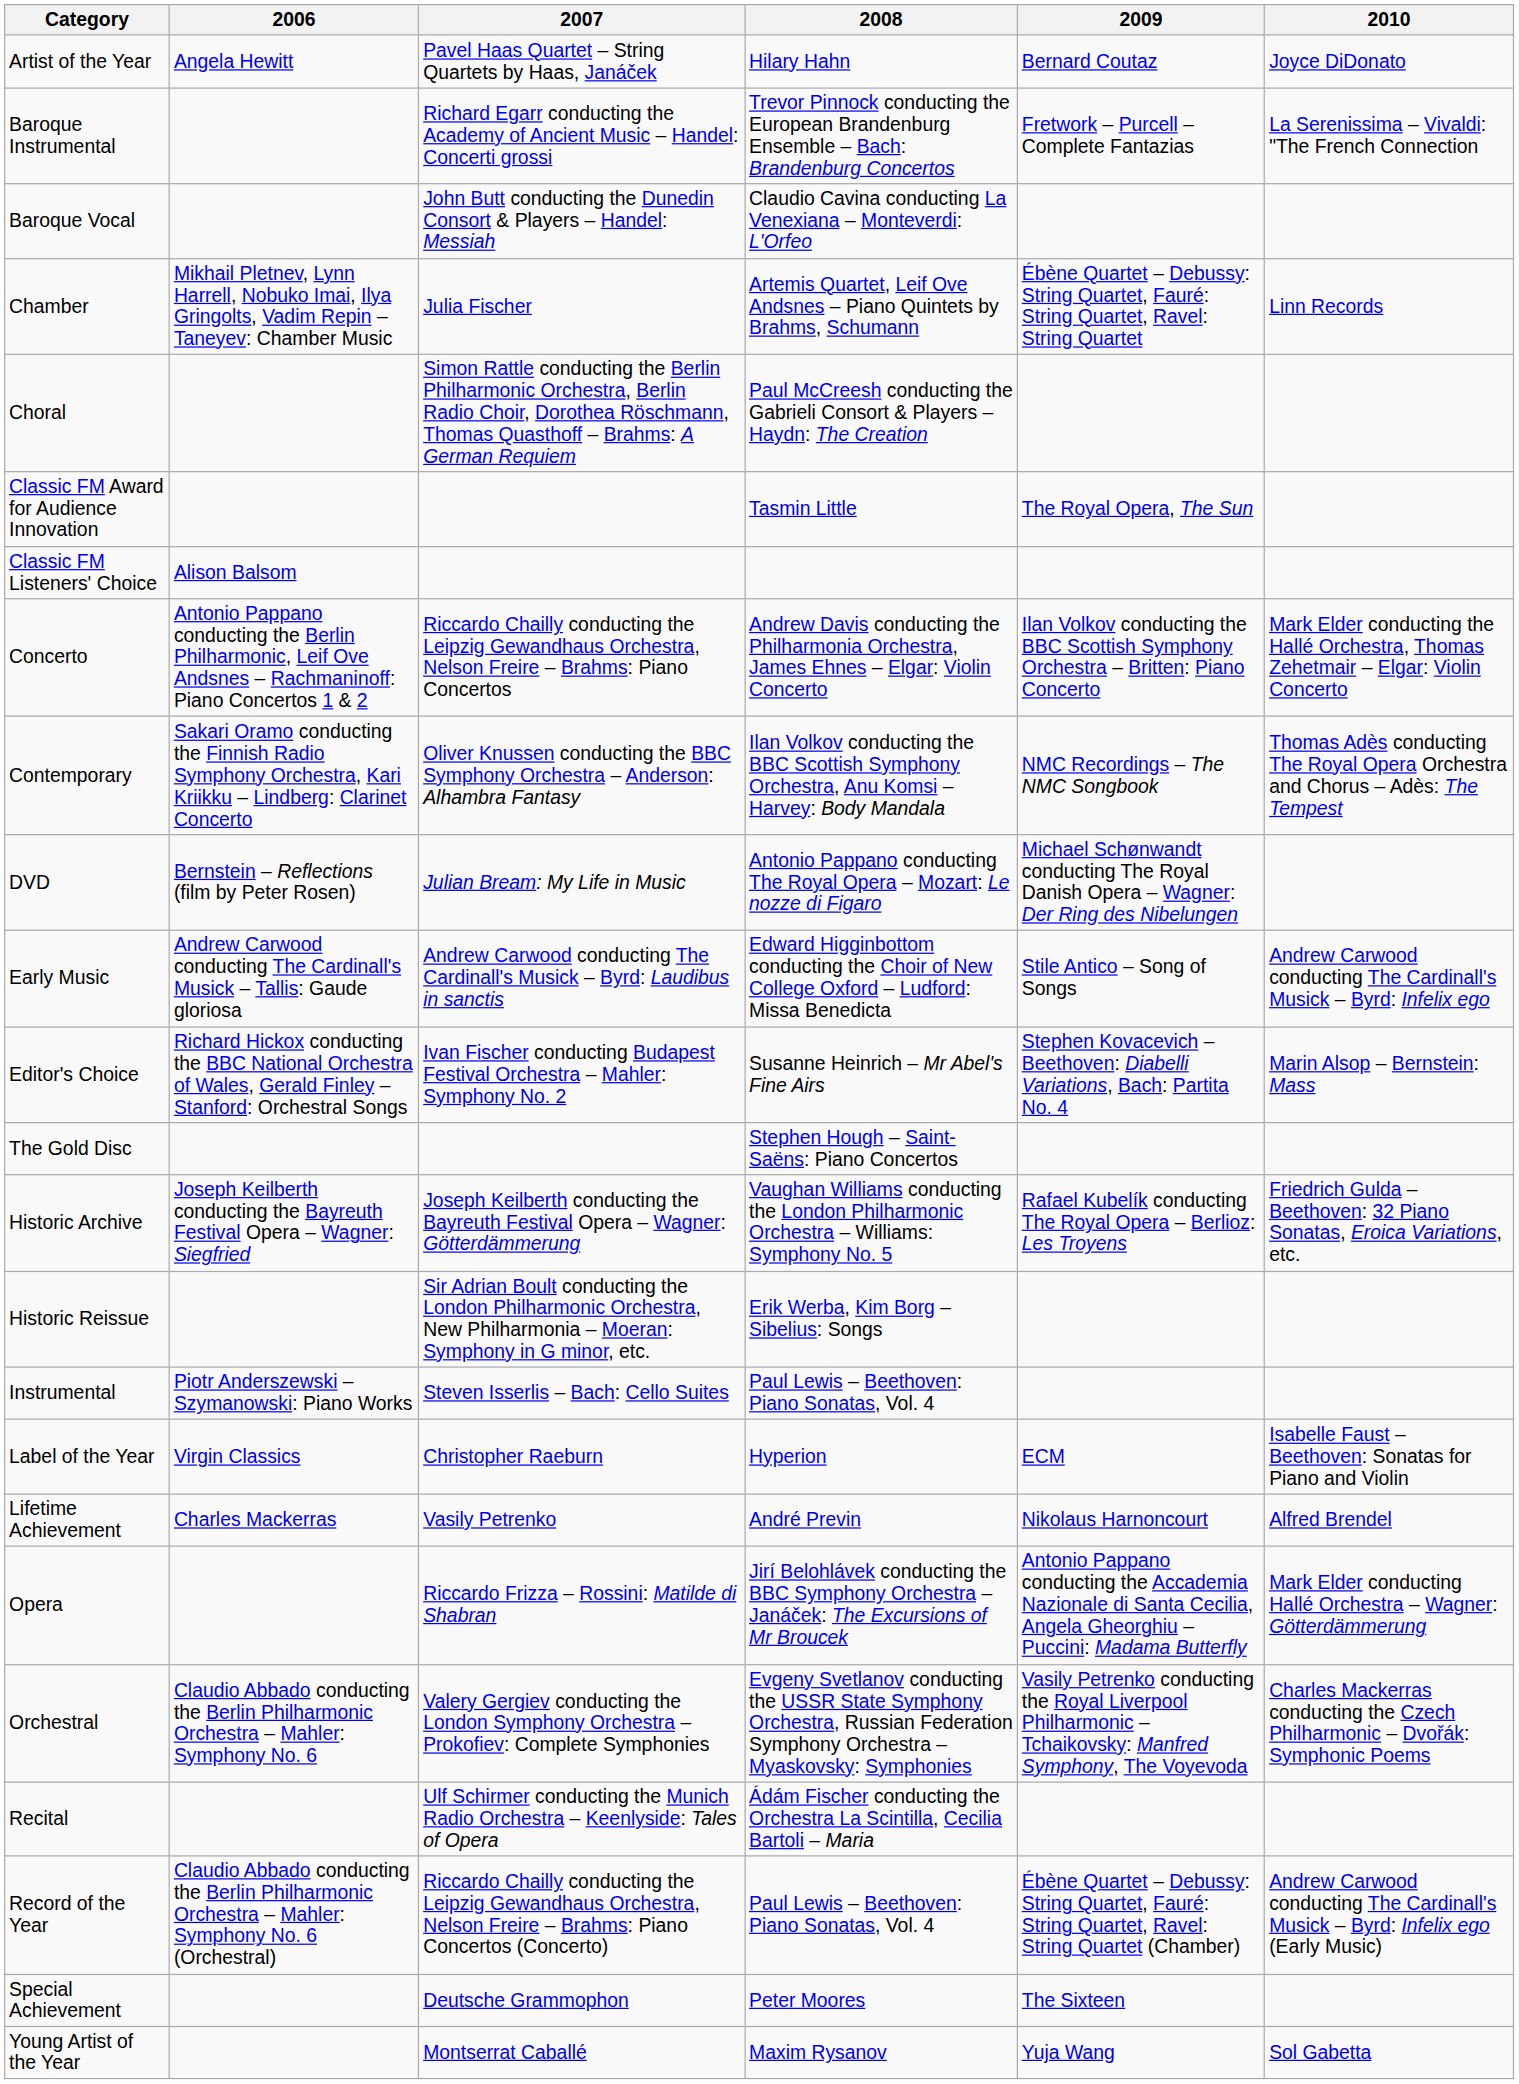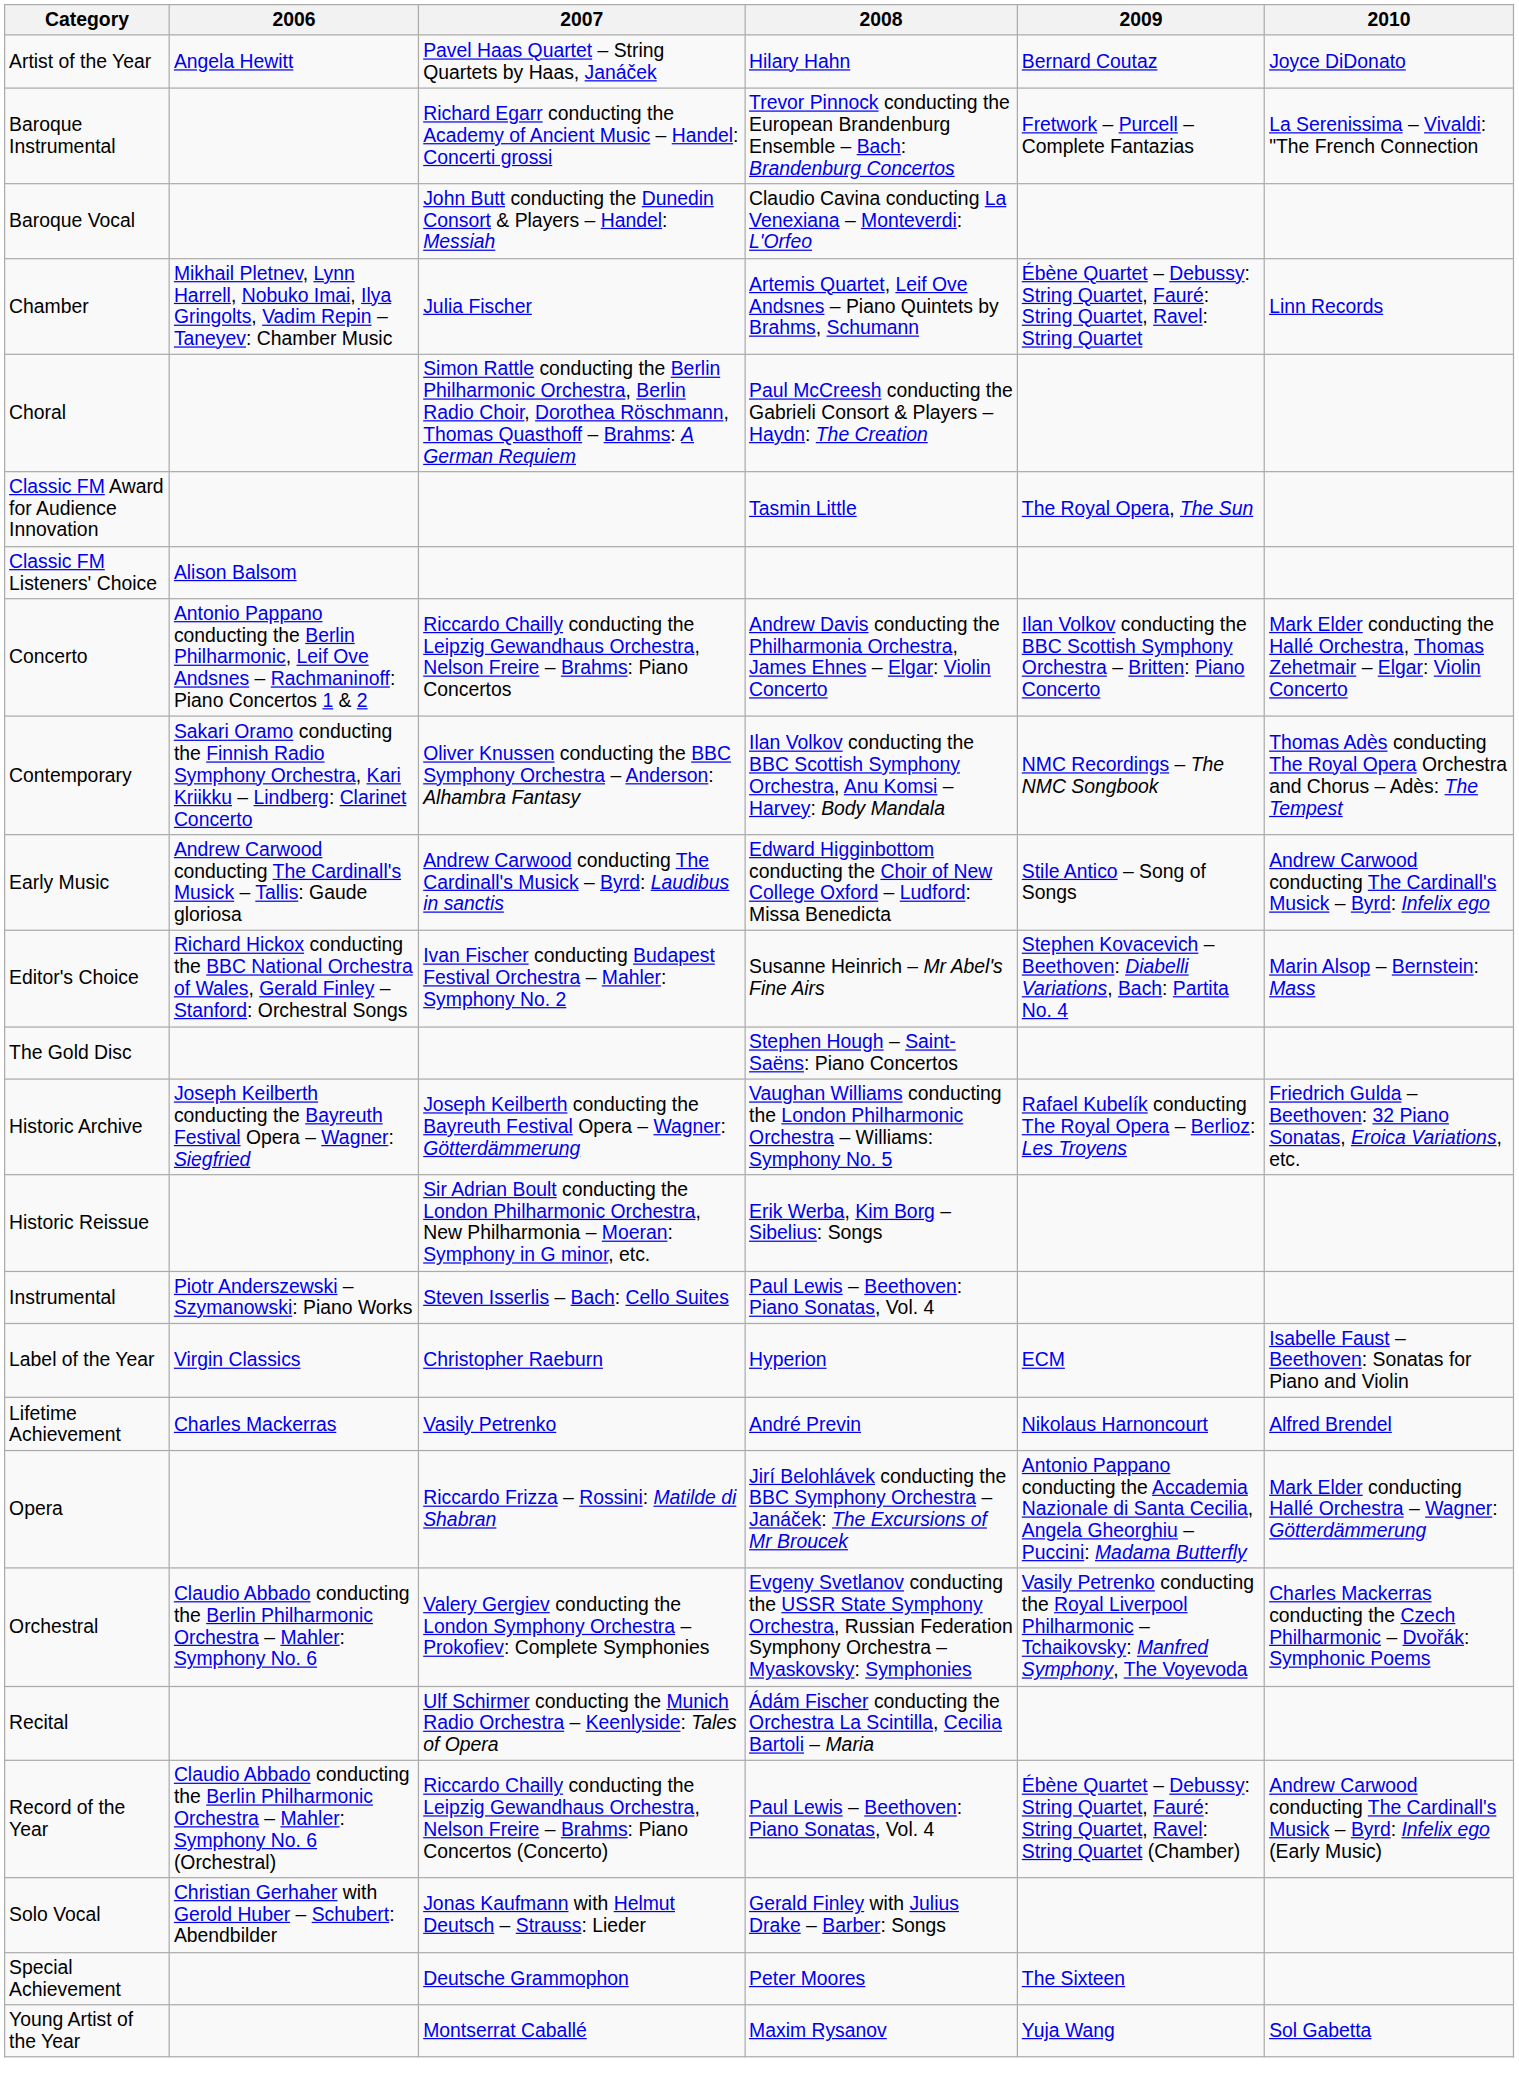- row: (30, 882)
+ row: (55, 1915)
